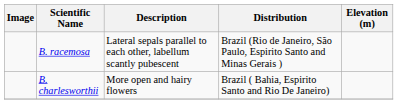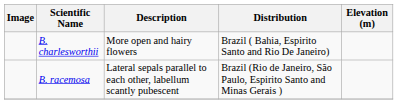rows swapped: (69, 85) <-> (64, 51)
